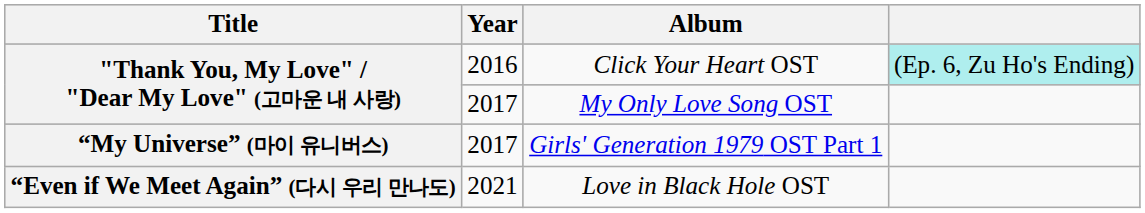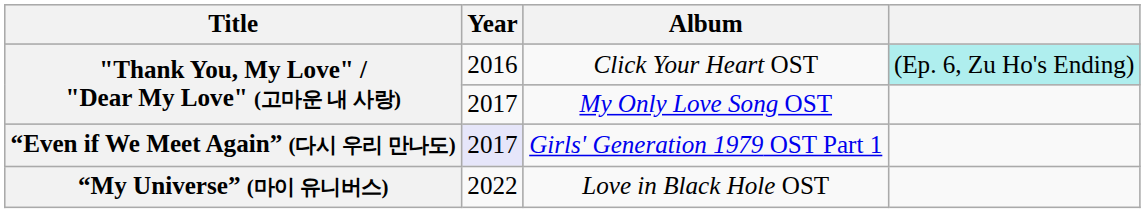(233, 143) “My Universe” (마이 유니버스) -> (233, 143) “Even if We Meet Again” (다시 우리 만나도)
(492, 144) no background -> (492, 144) lavender background
(233, 185) “Even if We Meet Again” (다시 우리 만나도) -> (233, 185) “My Universe” (마이 유니버스)
(492, 186) 2021 -> (492, 186) 2022
